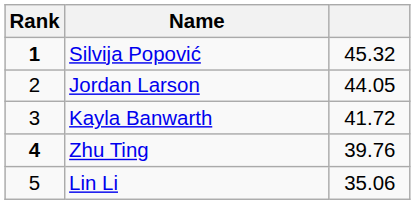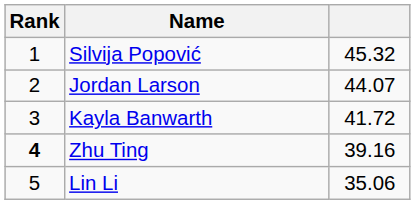(35, 53) bold -> (35, 53) normal
(370, 85) 44.05 -> (370, 85) 44.07
(370, 150) 39.76 -> (370, 150) 39.16
